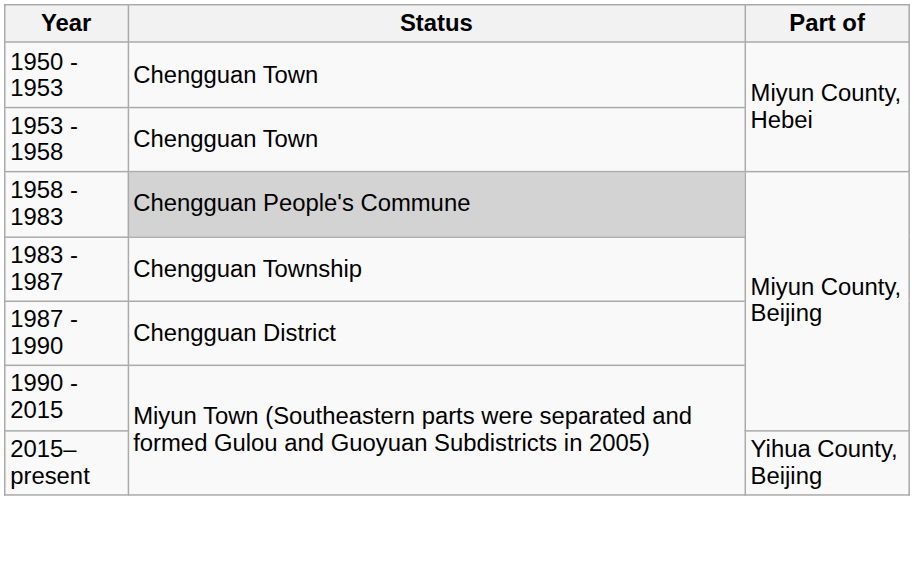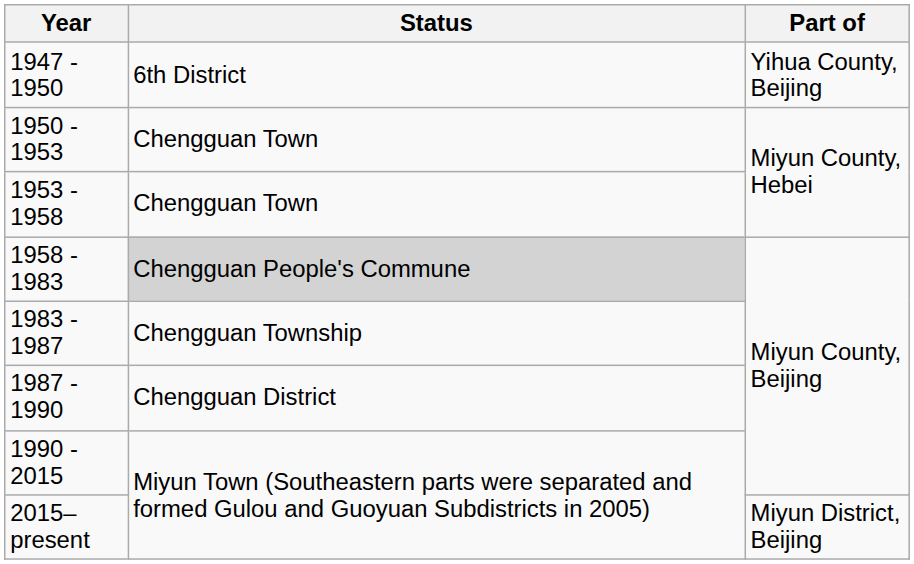+ row: (44, 74)
(824, 462) Yihua County, Beijing -> (825, 527) Miyun District, Beijing
